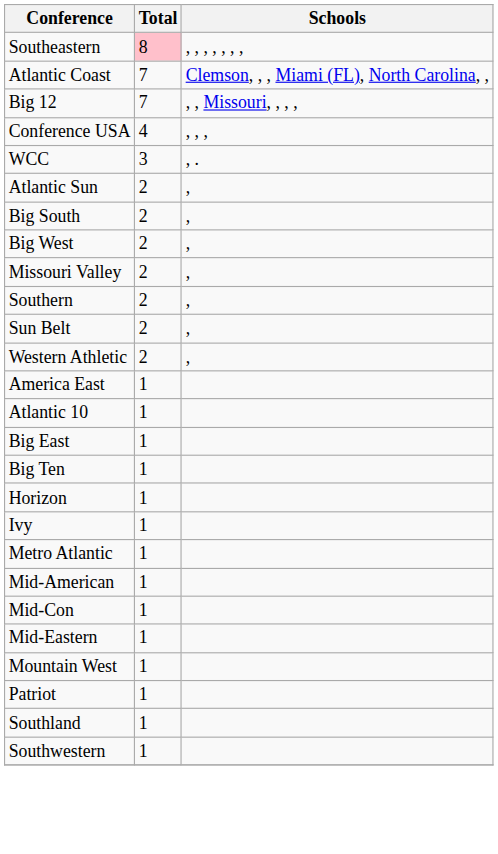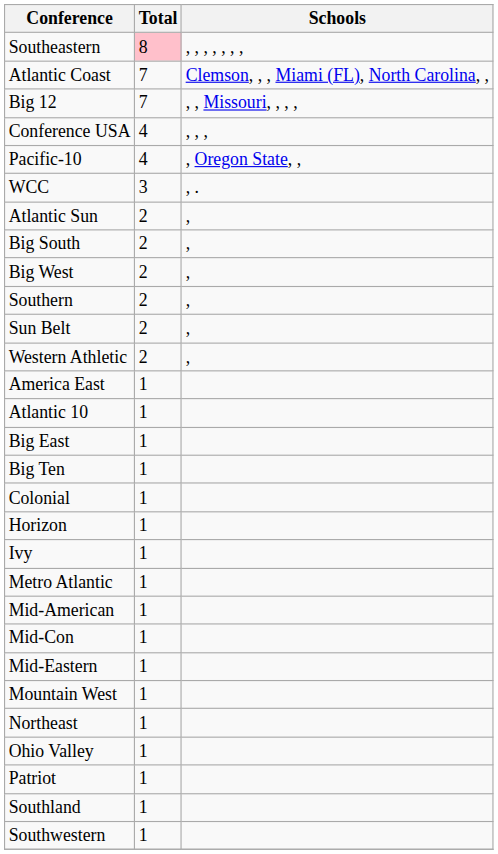+ row: (45, 159)
- row: (65, 272)
+ row: (39, 497)
+ row: (43, 722)
+ row: (51, 750)
